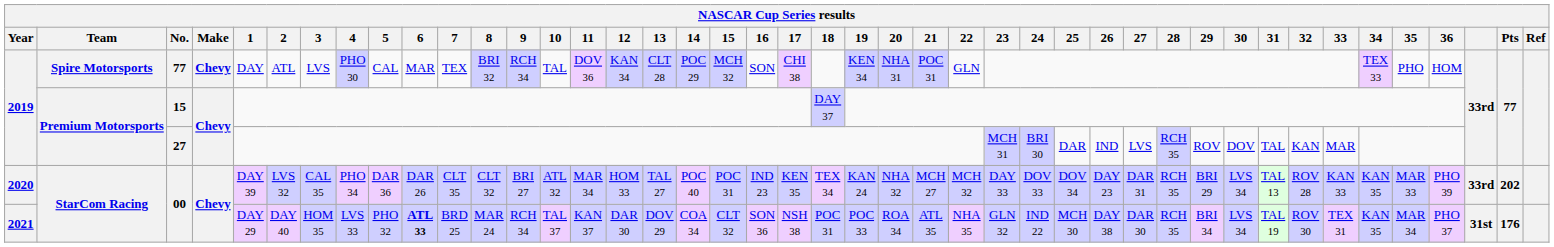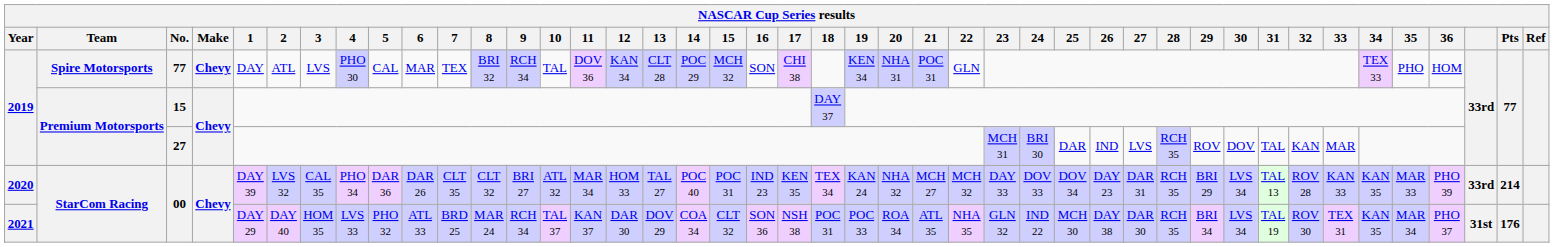(1510, 184) 202 -> (1510, 184) 214
(420, 223) bold -> (420, 222) normal
